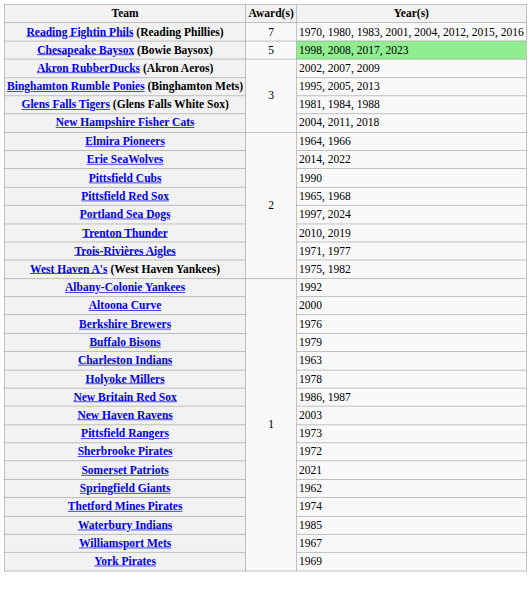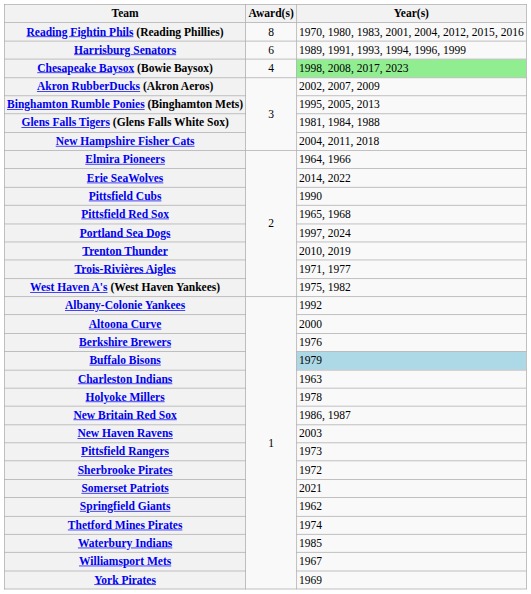(271, 31) 7 -> (271, 31) 8
+ row: (125, 50)
(271, 50) 5 -> (271, 68) 4
(311, 342) no background -> (311, 360) lightblue background
